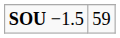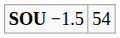(101, 18) 59 -> (101, 18) 54
